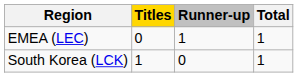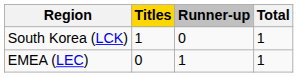rows swapped: (68, 60) <-> (48, 38)
